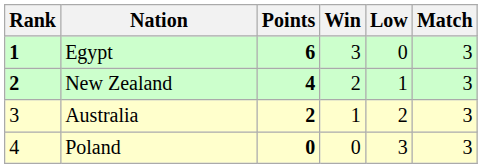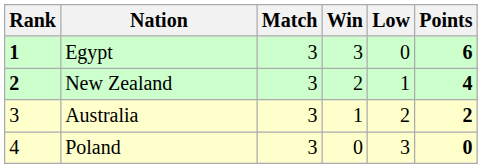columns swapped: (445, 20) <-> (289, 20)
